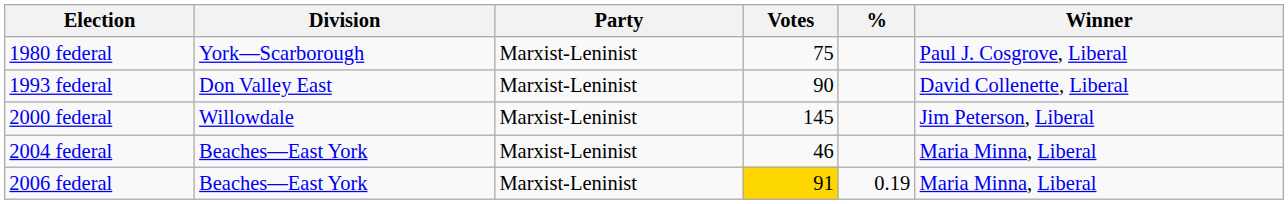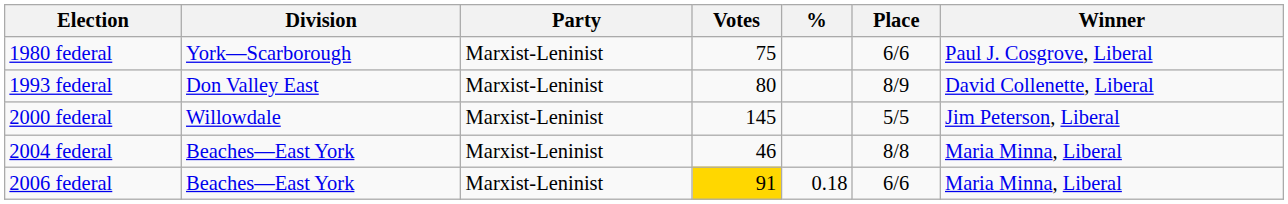+ column: (896, 20)
(823, 85) 90 -> (766, 85) 80
(892, 183) 0.19 -> (829, 183) 0.18
